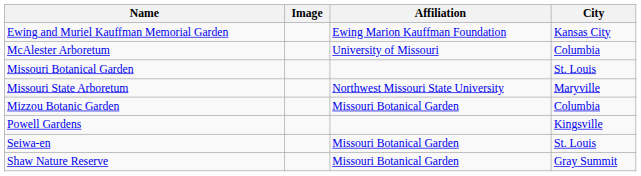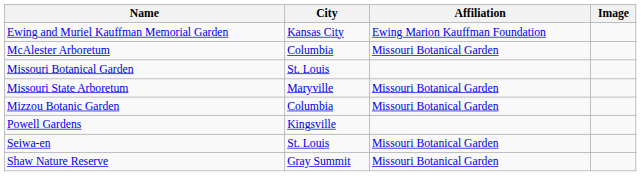columns swapped: (307, 13) <-> (594, 13)
(385, 50) University of Missouri -> (435, 50) Missouri Botanical Garden
(418, 87) Northwest Missouri State University -> (435, 87) Missouri Botanical Garden
